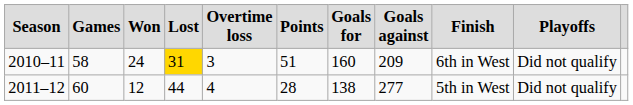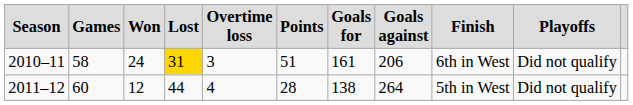(343, 61) 160 -> (343, 61) 161
(391, 61) 209 -> (391, 61) 206
(391, 87) 277 -> (391, 87) 264
